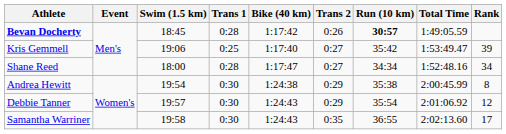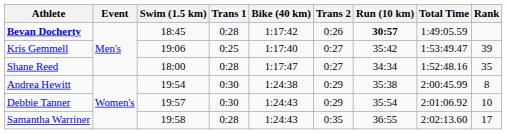(487, 67) 34 -> (487, 67) 35
(487, 102) 12 -> (487, 102) 10
(229, 120) 0:30 -> (229, 120) 0:28
